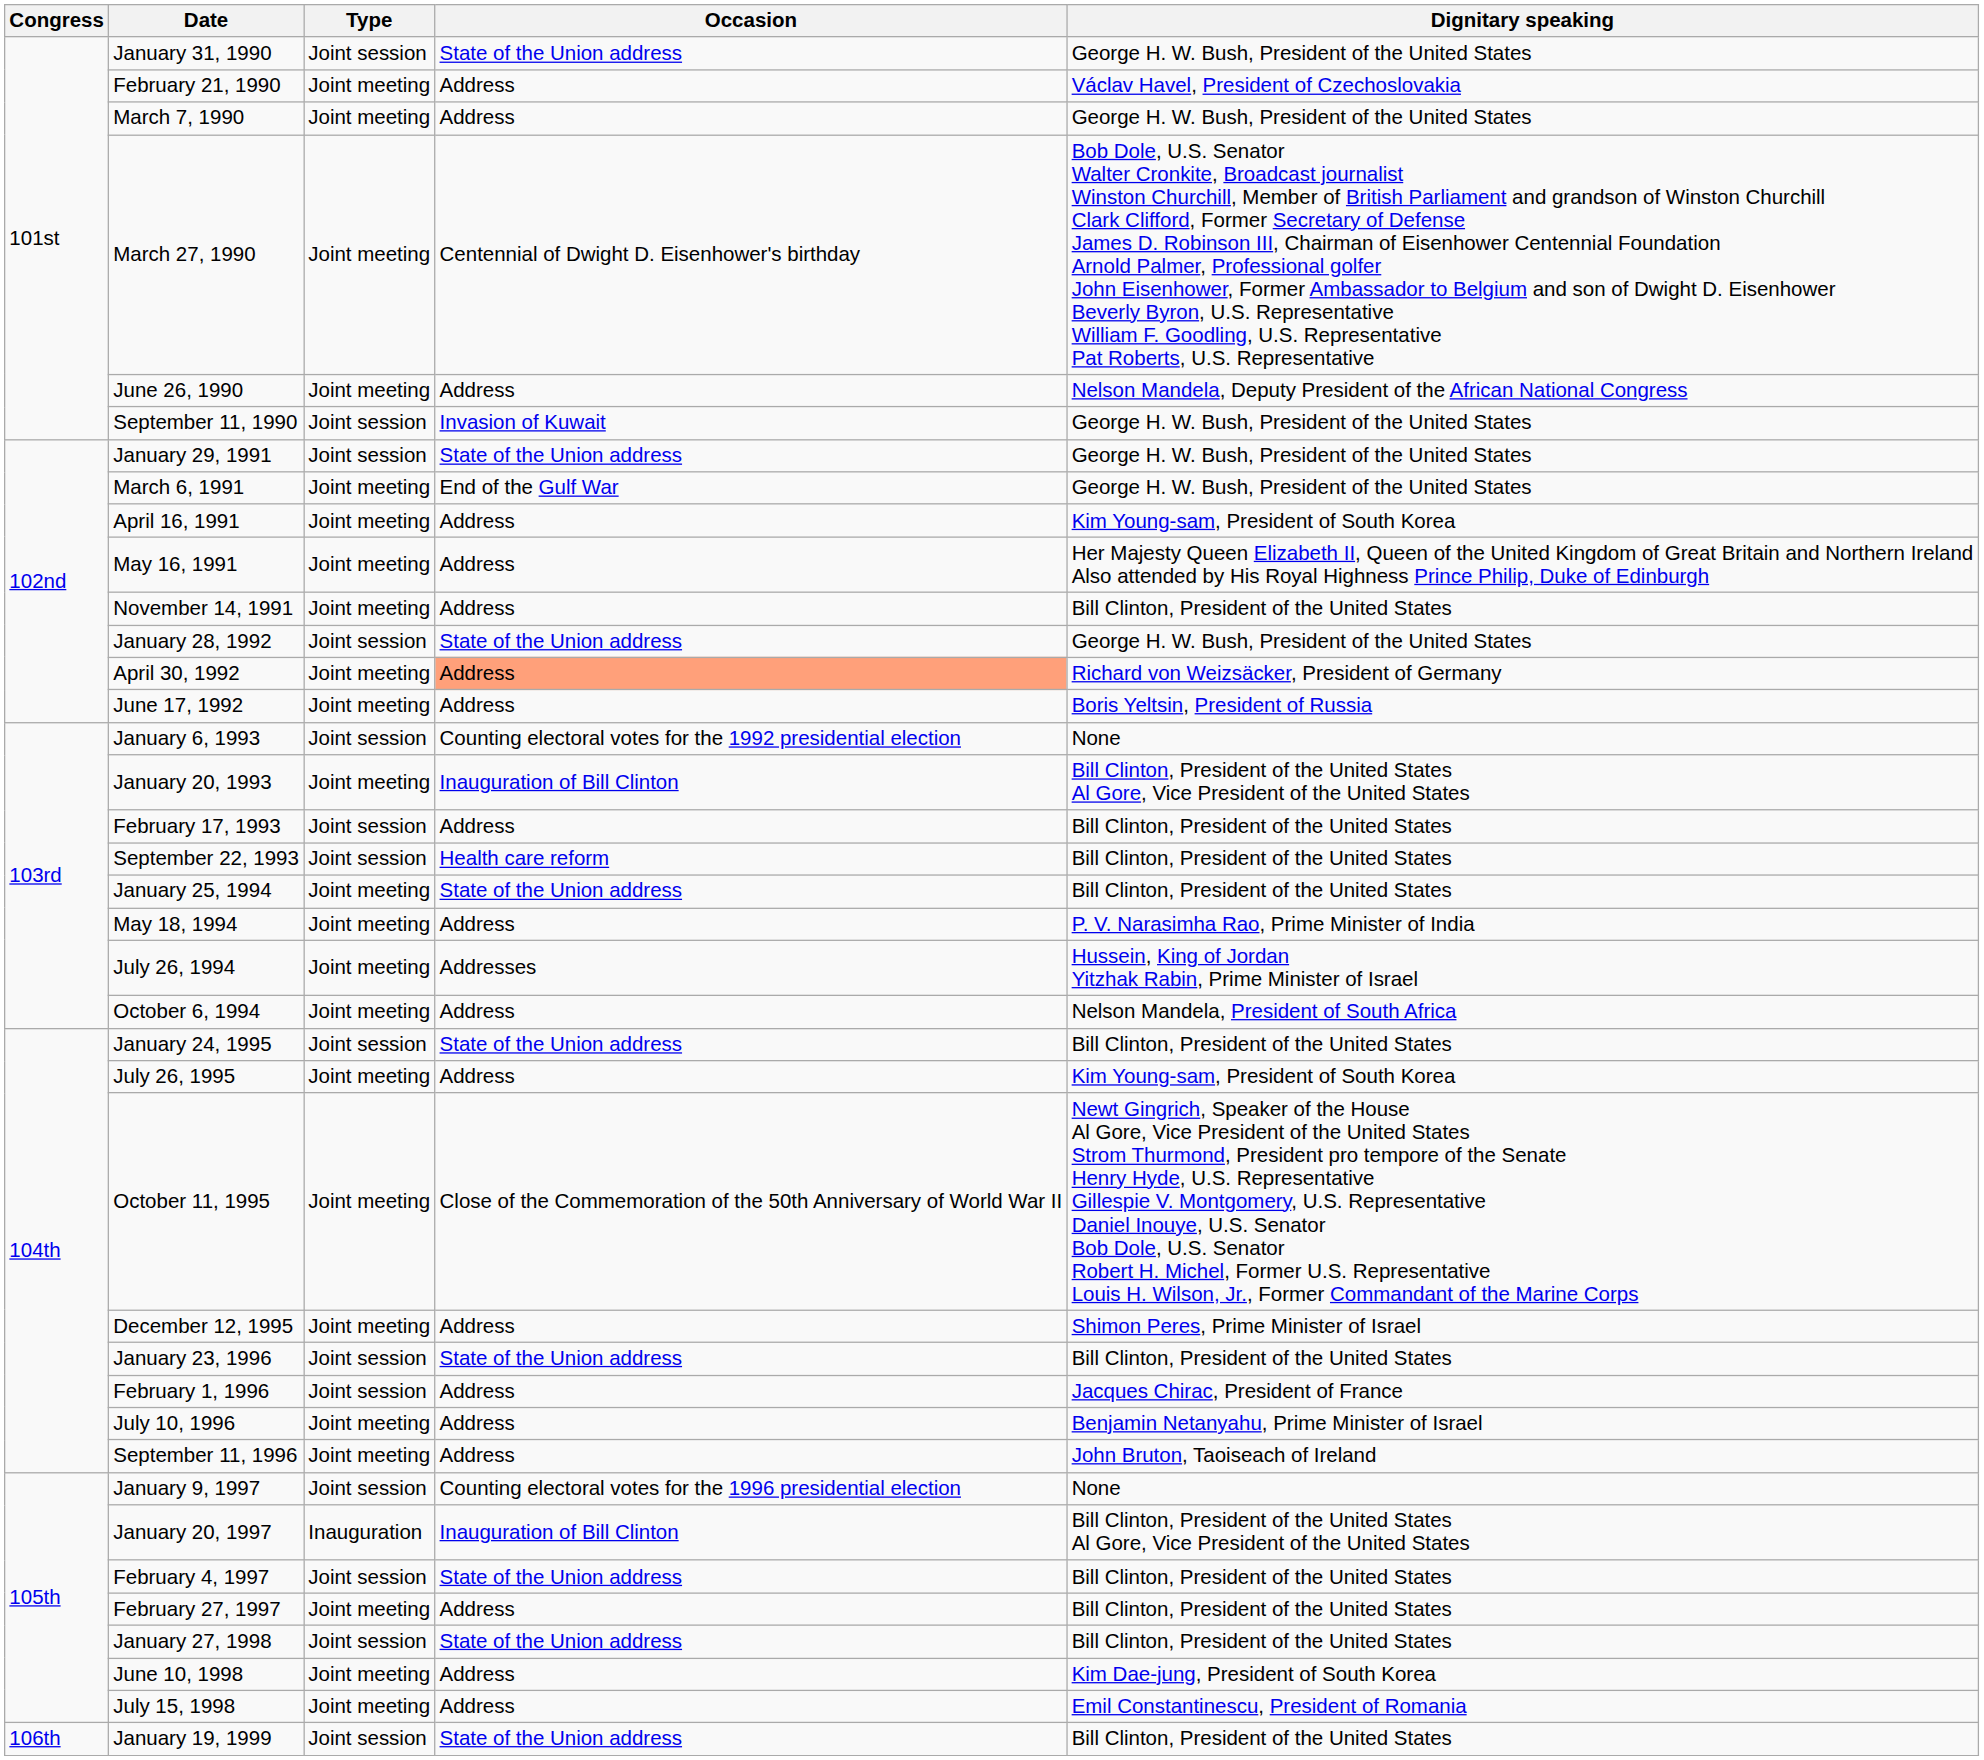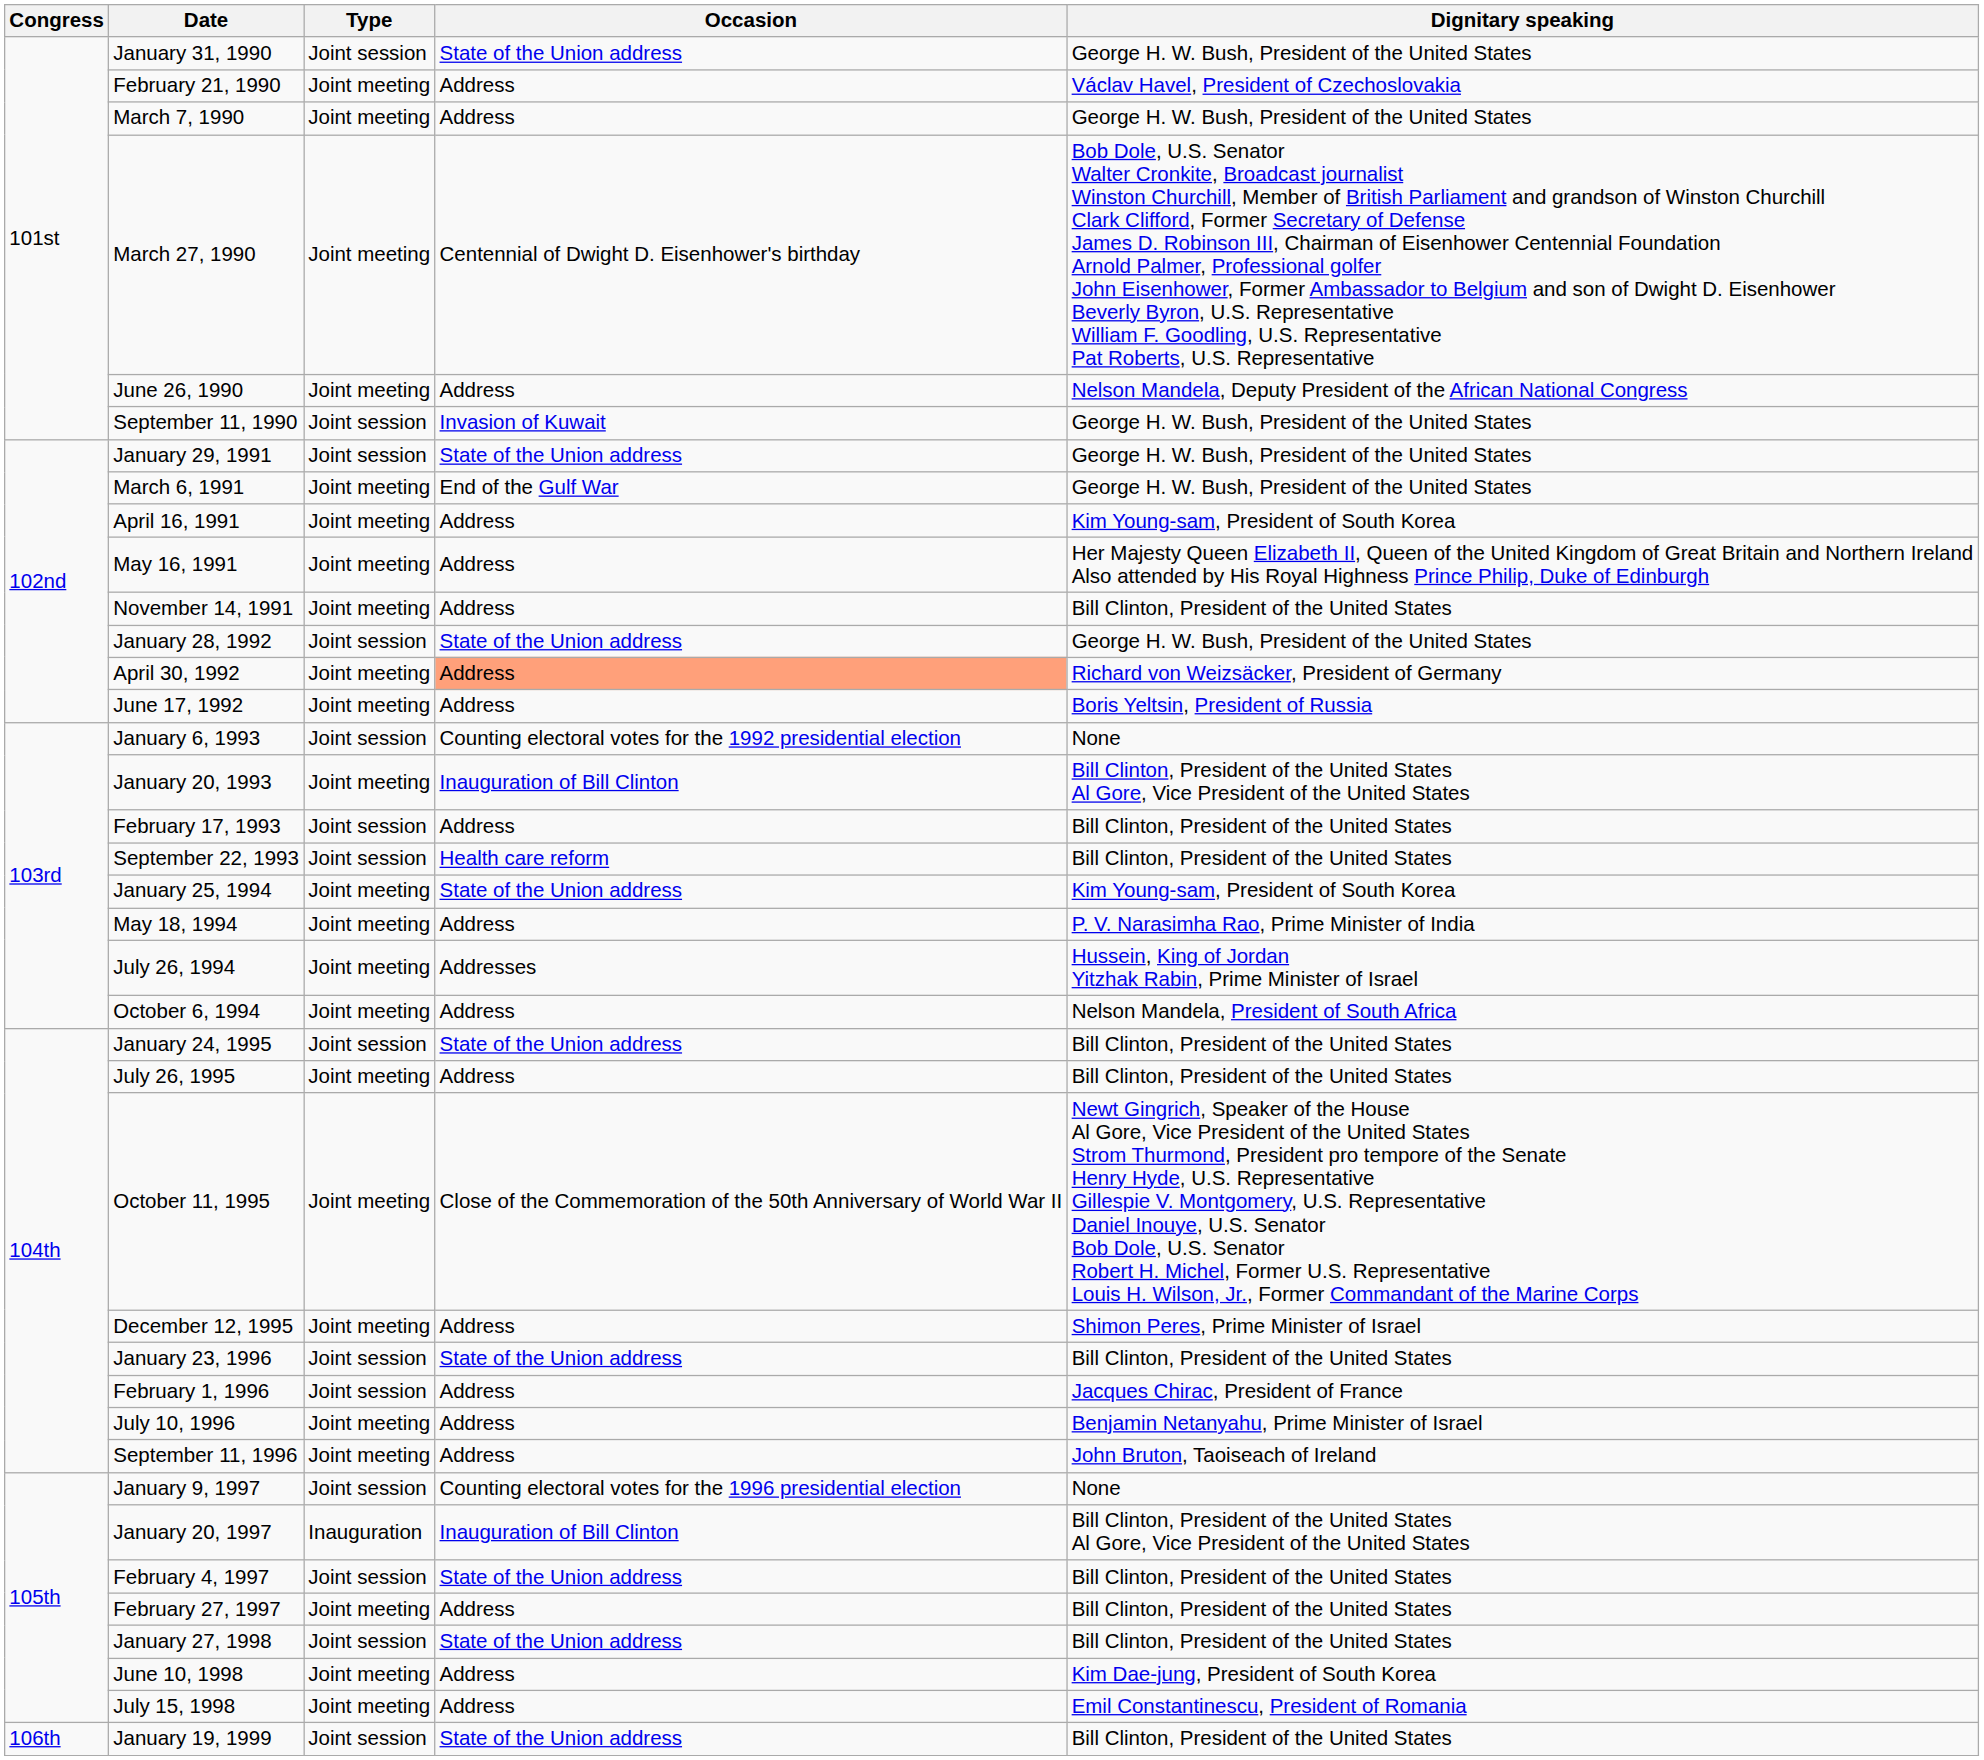(1262, 891) Bill Clinton, President of the United States -> (1263, 891) Kim Young-sam, President of South Korea
(1263, 1076) Kim Young-sam, President of South Korea -> (1262, 1076) Bill Clinton, President of the United States
